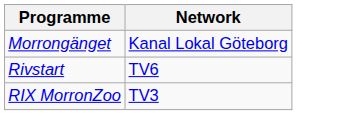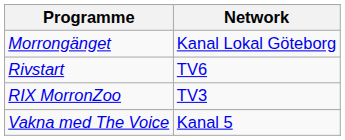+ row: (89, 122)
